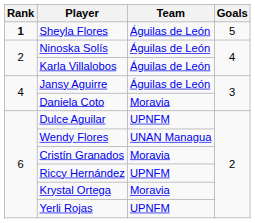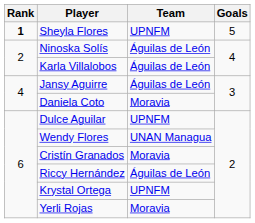(170, 31) Águilas de León -> (150, 31) UPNFM
(150, 173) UPNFM -> (170, 173) Águilas de León
(150, 191) Moravia -> (150, 191) UPNFM
(150, 208) UPNFM -> (150, 208) Moravia
